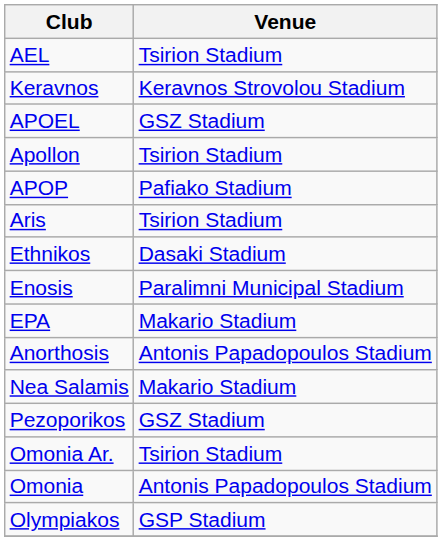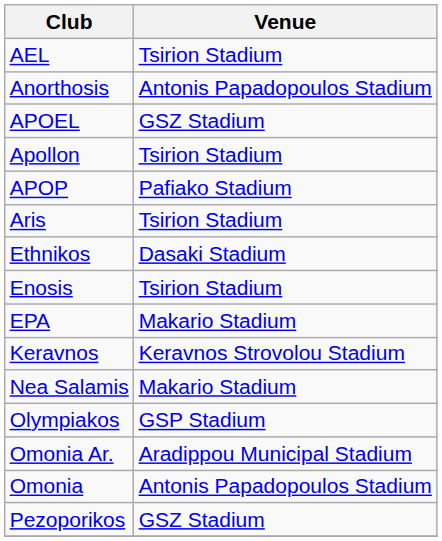rows swapped: (59, 354) <-> (54, 88)
(271, 287) Paralimni Municipal Stadium -> (210, 287) Tsirion Stadium
rows swapped: (65, 520) <-> (67, 420)
(210, 454) Tsirion Stadium -> (275, 454) Aradippou Municipal Stadium
